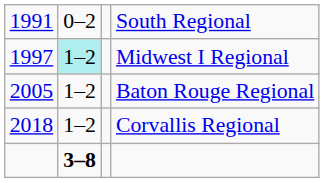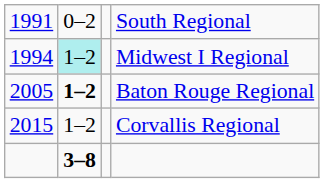(31, 56) 1997 -> (31, 56) 1994
(80, 90) normal -> (80, 90) bold
(31, 125) 2018 -> (31, 125) 2015
